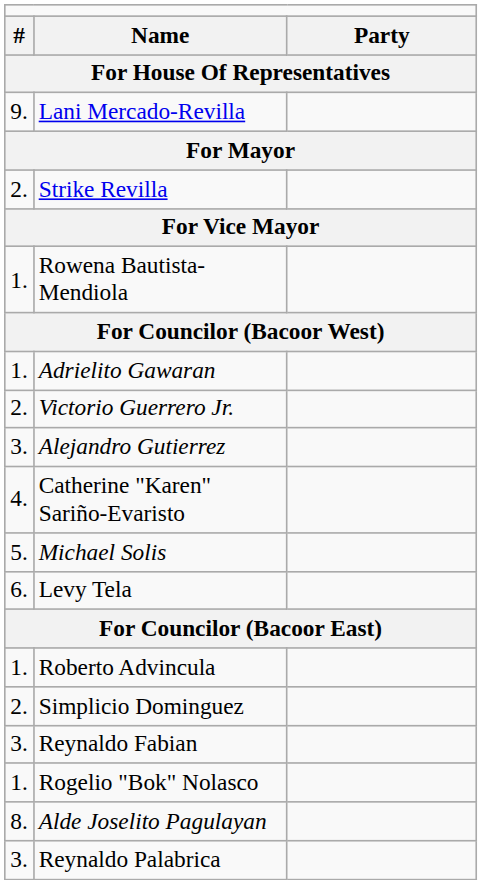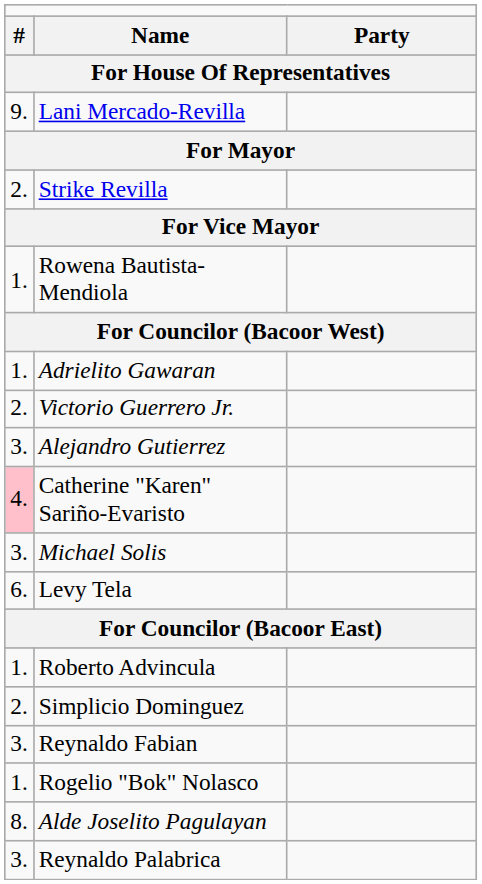(19, 499) no background -> (19, 499) pink background
(19, 551) 5. -> (19, 551) 3.
